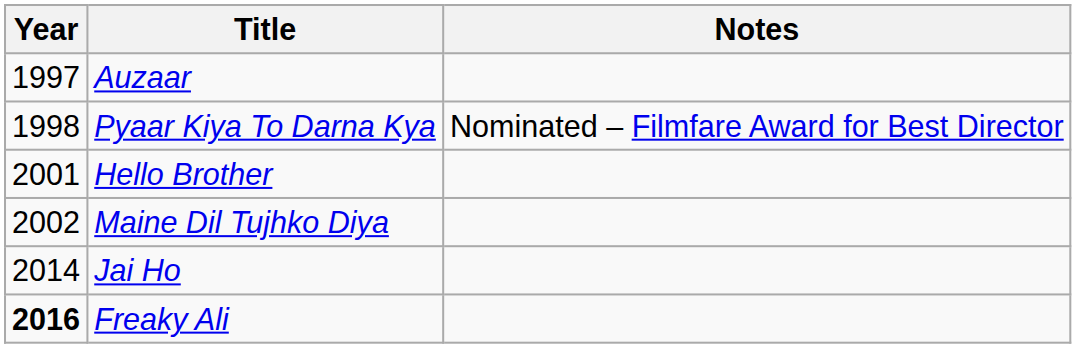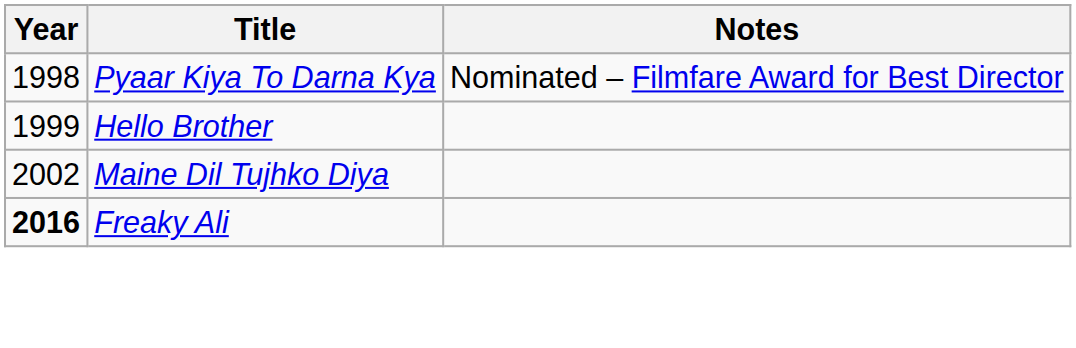- row: (143, 78)
(46, 174) 2001 -> (46, 126) 1999
- row: (138, 271)
